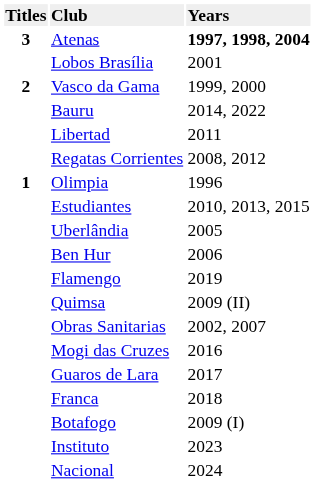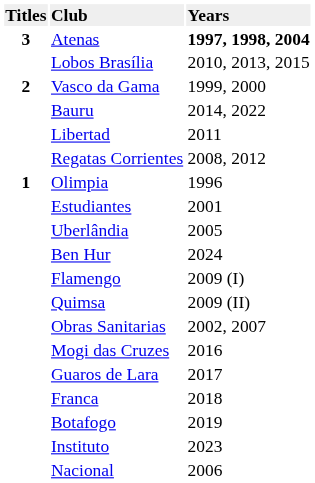(205, 62) 2001 -> (249, 62) 2010, 2013, 2015
(249, 206) 2010, 2013, 2015 -> (205, 206) 2001
(205, 254) 2006 -> (205, 254) 2024
(205, 278) 2019 -> (216, 278) 2009 (I)
(216, 422) 2009 (I) -> (205, 422) 2019
(205, 470) 2024 -> (205, 470) 2006
